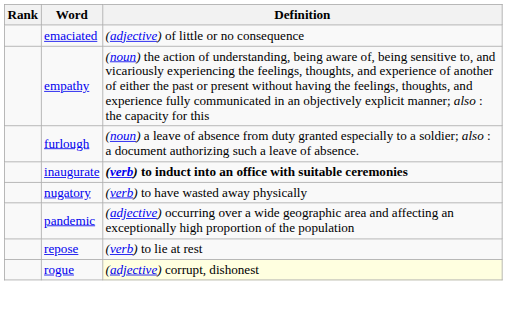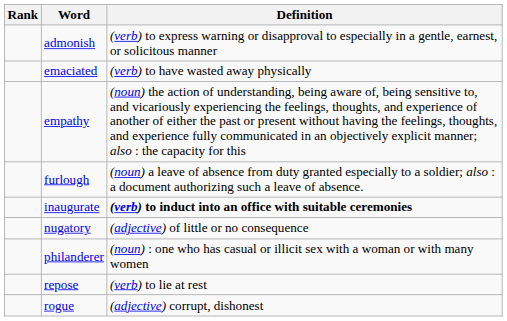+ row: (70, 43)
(205, 35) (adjective) of little or no consequence -> (211, 71) (verb) to have wasted away physically
(206, 192) (verb) to have wasted away physically -> (209, 228) (adjective) of little or no consequence
- row: (70, 220)
+ row: (74, 256)
(182, 269) lightyellow background -> (187, 305) no background
